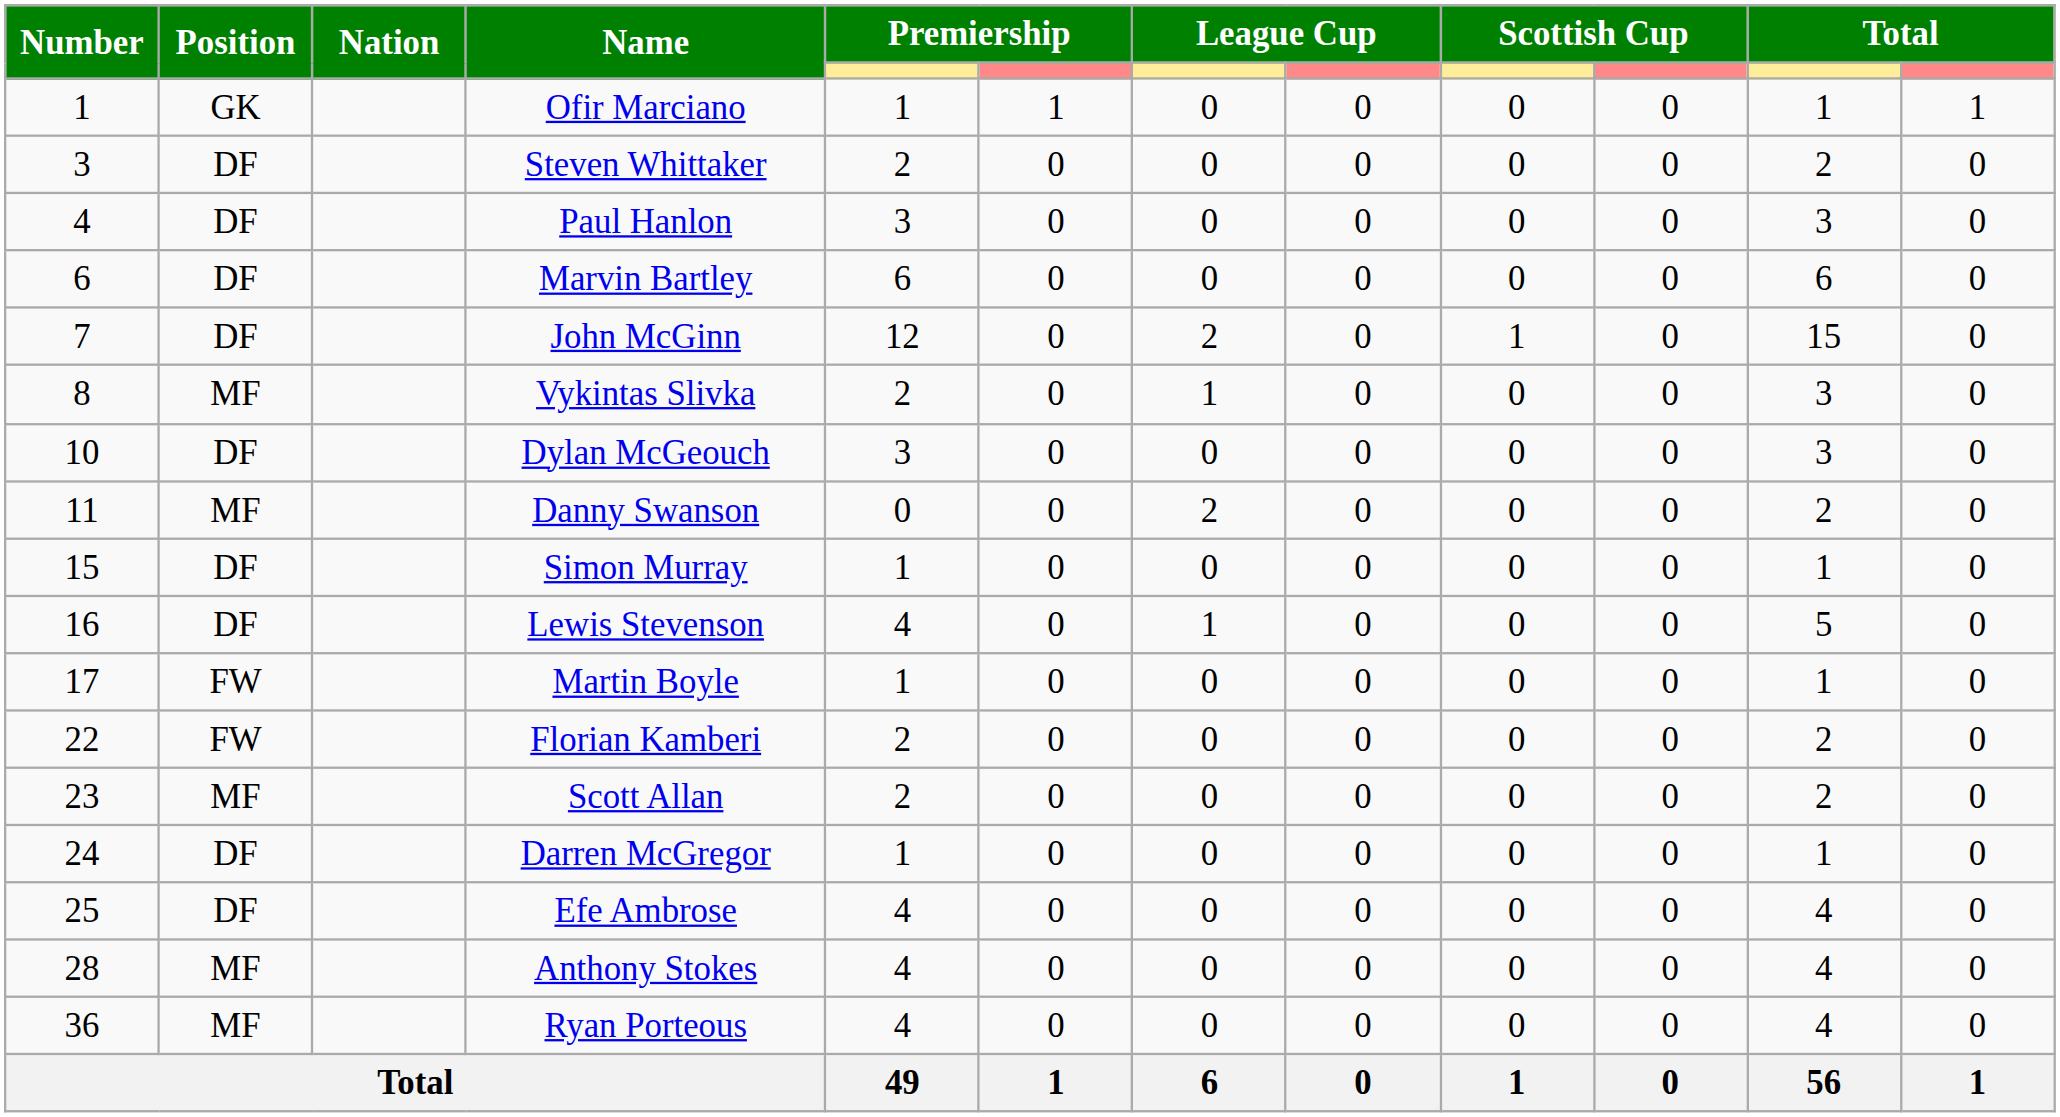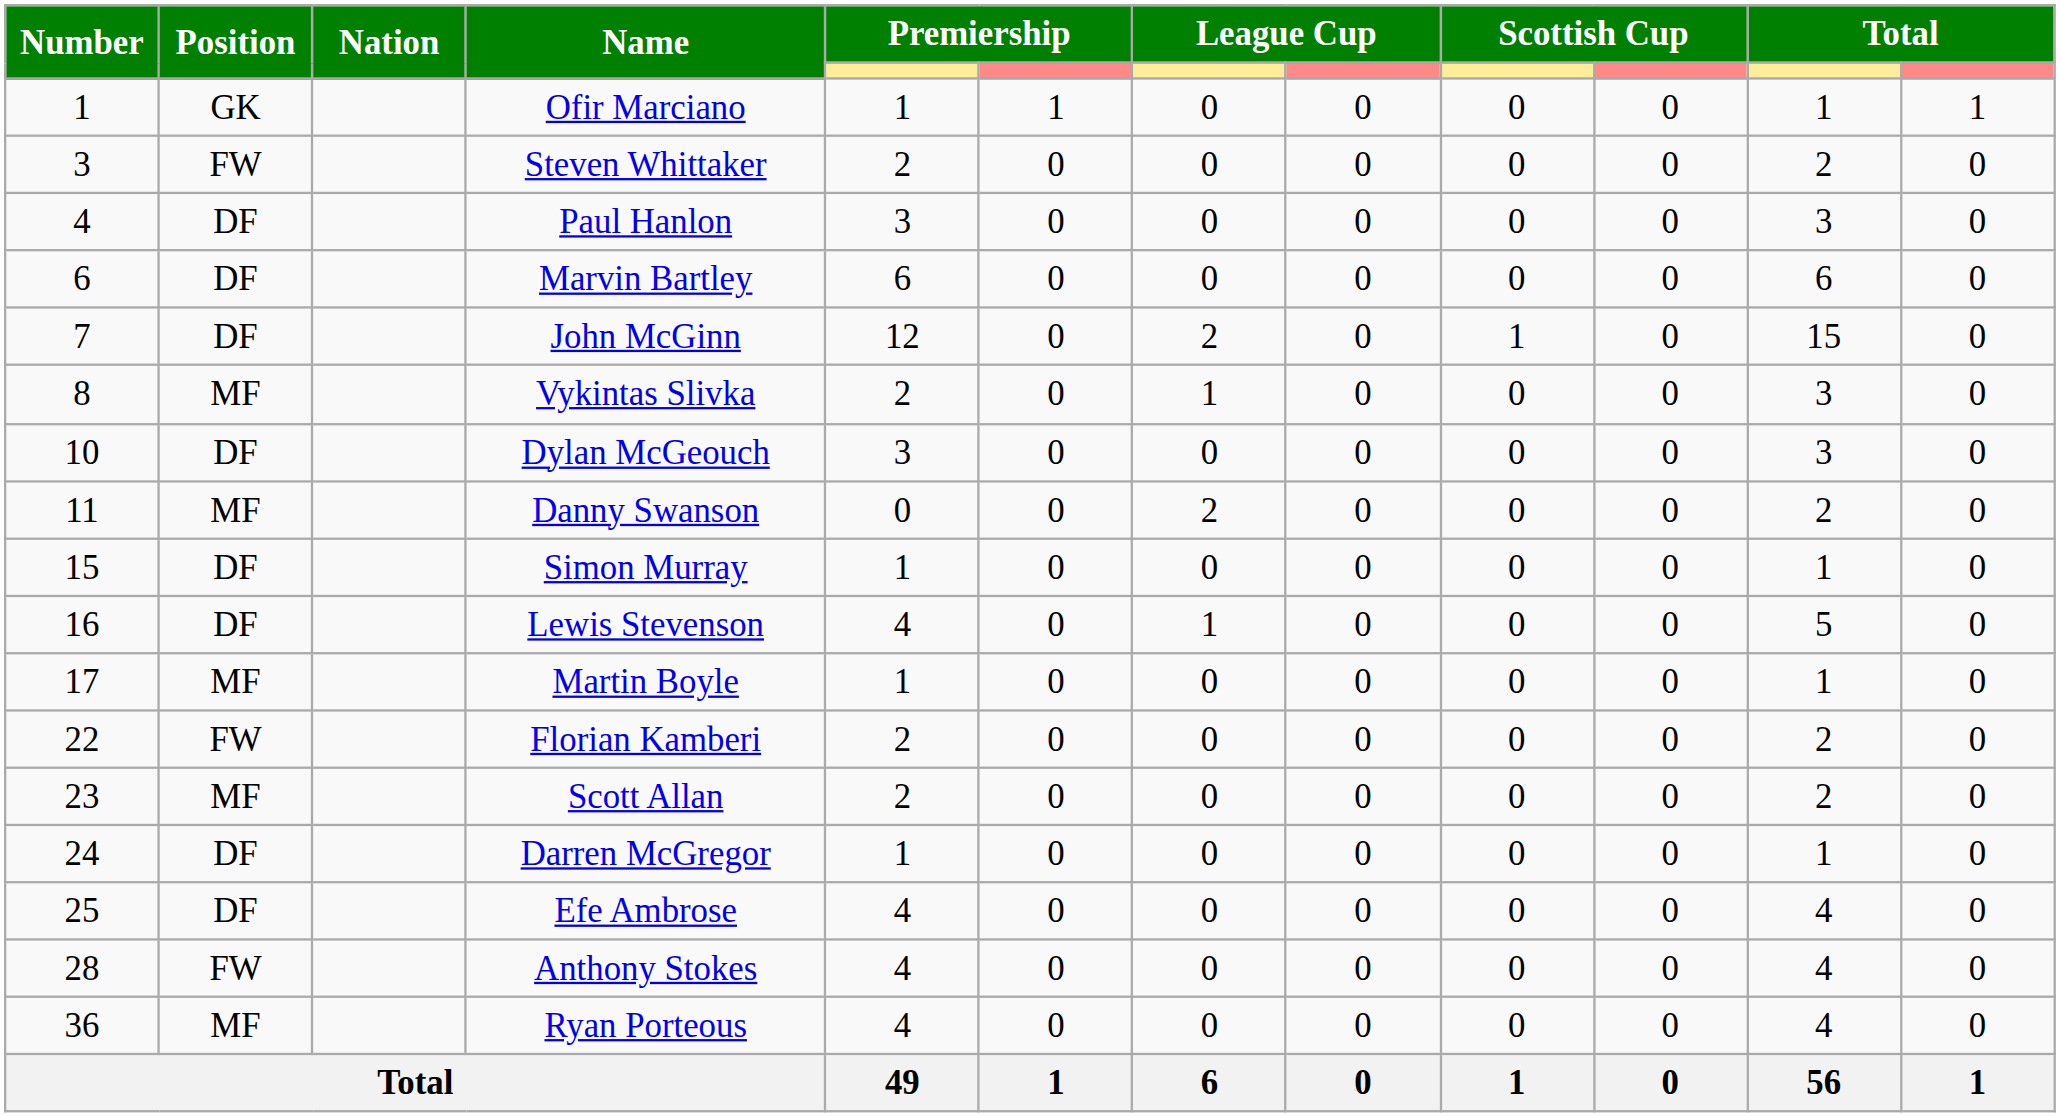(235, 164) DF -> (236, 164) FW
(236, 680) FW -> (235, 680) MF
(235, 967) MF -> (236, 967) FW
